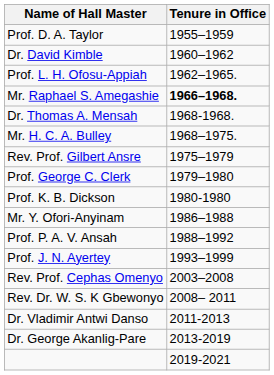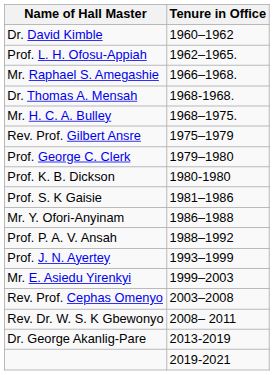- row: (55, 34)
(203, 95) bold -> (203, 75) normal
+ row: (55, 197)
+ row: (69, 278)
- row: (78, 319)
